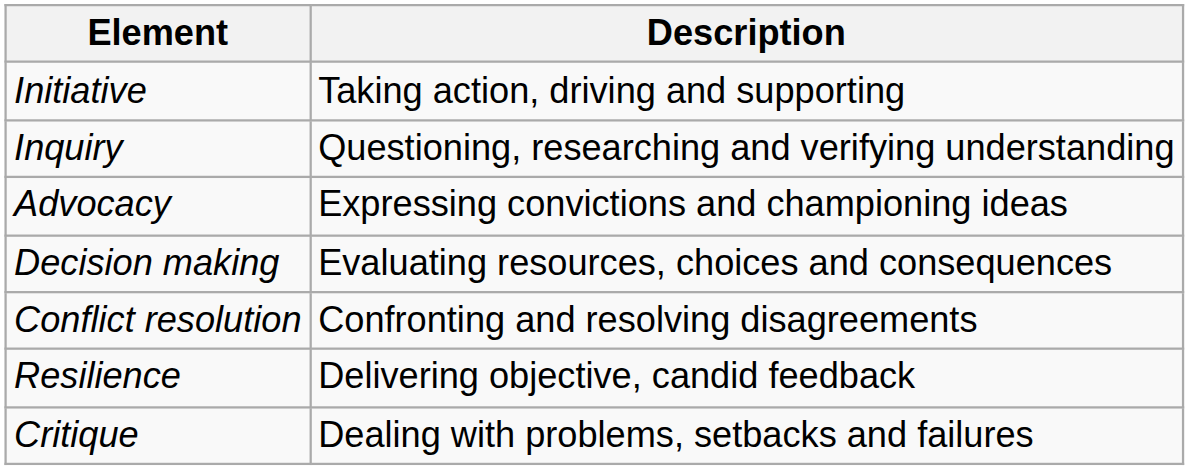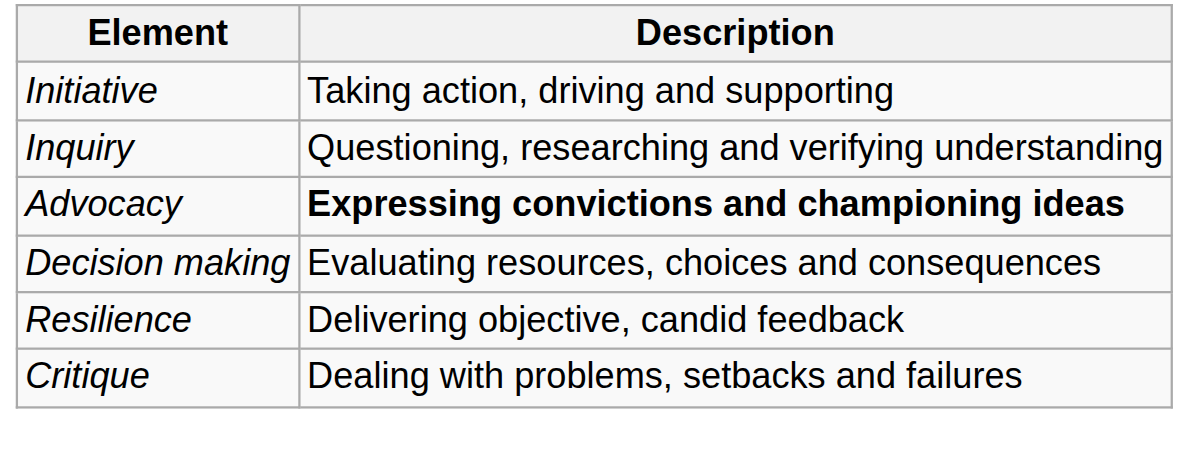(693, 205) normal -> (716, 205) bold
- row: (158, 319)
